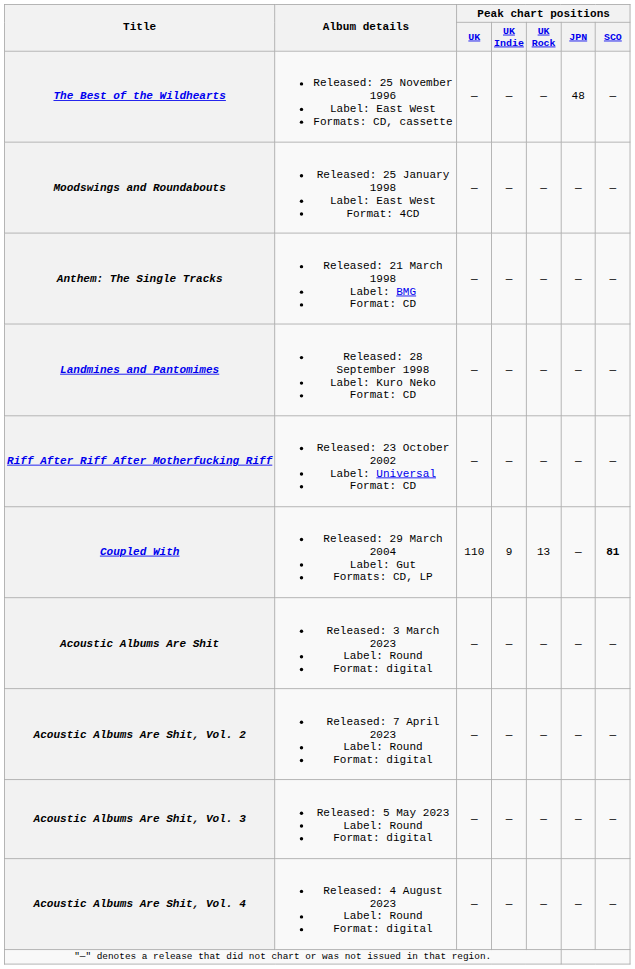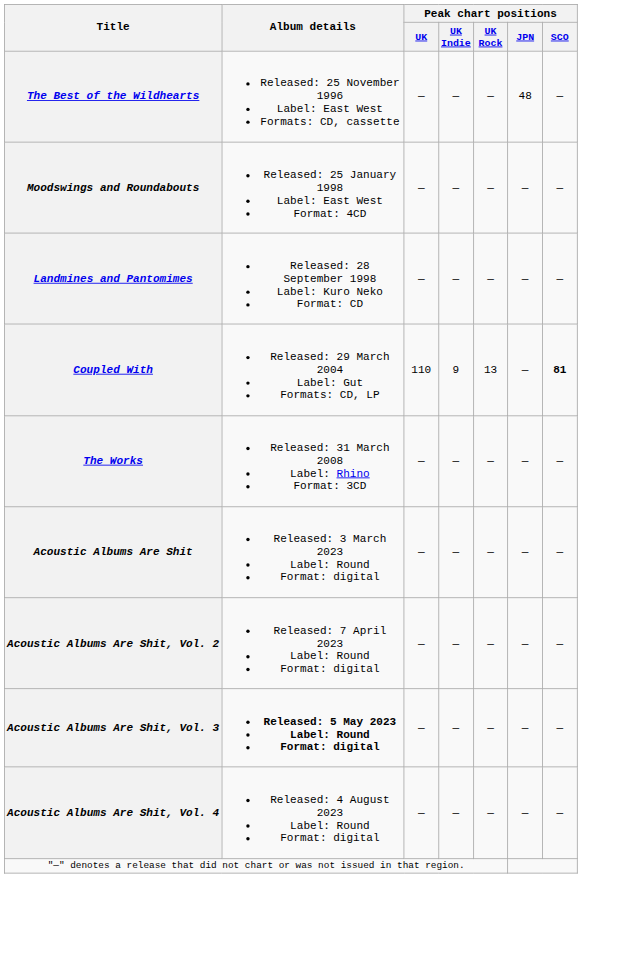- row: (140, 279)
- row: (140, 461)
+ row: (113, 461)
(366, 825) normal -> (313, 734) bold
